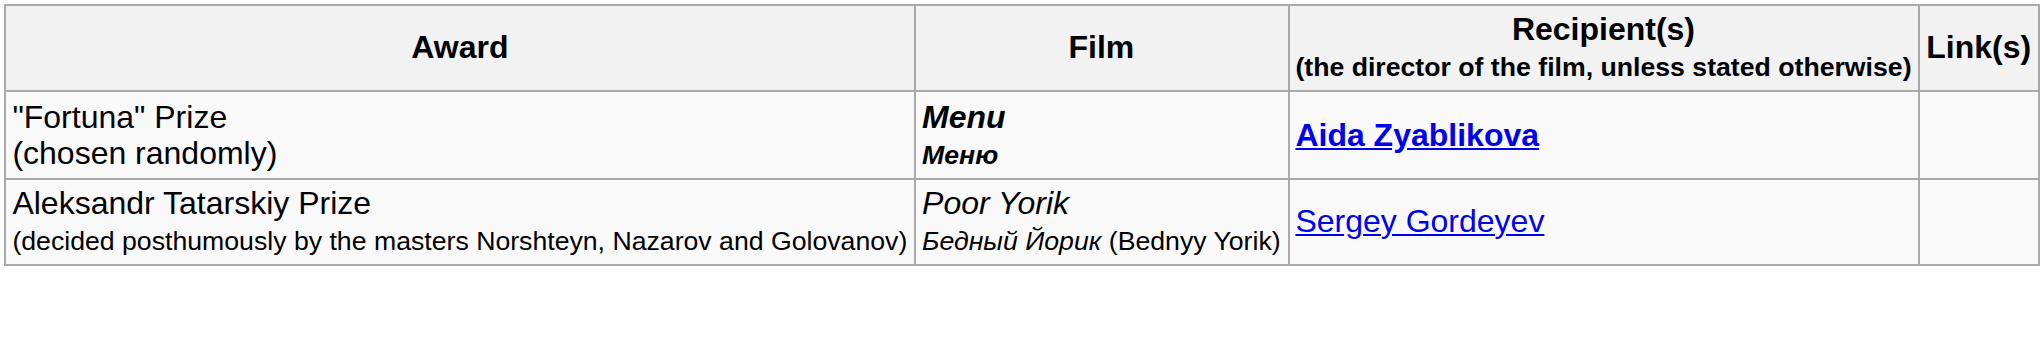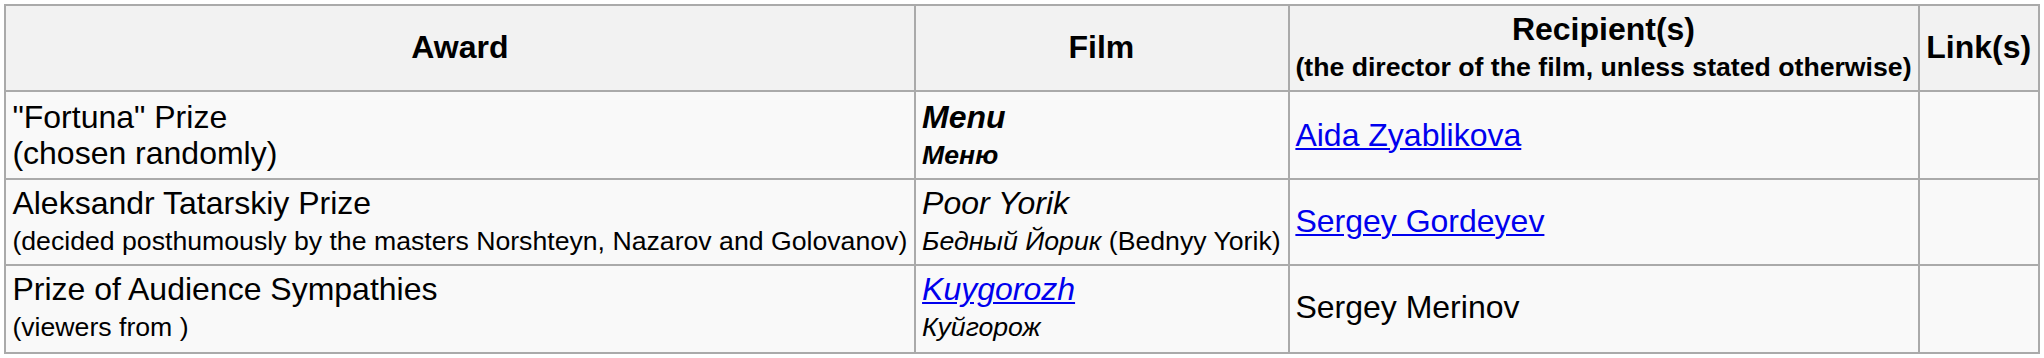(1417, 134) bold -> (1408, 134) normal
+ row: (225, 308)
